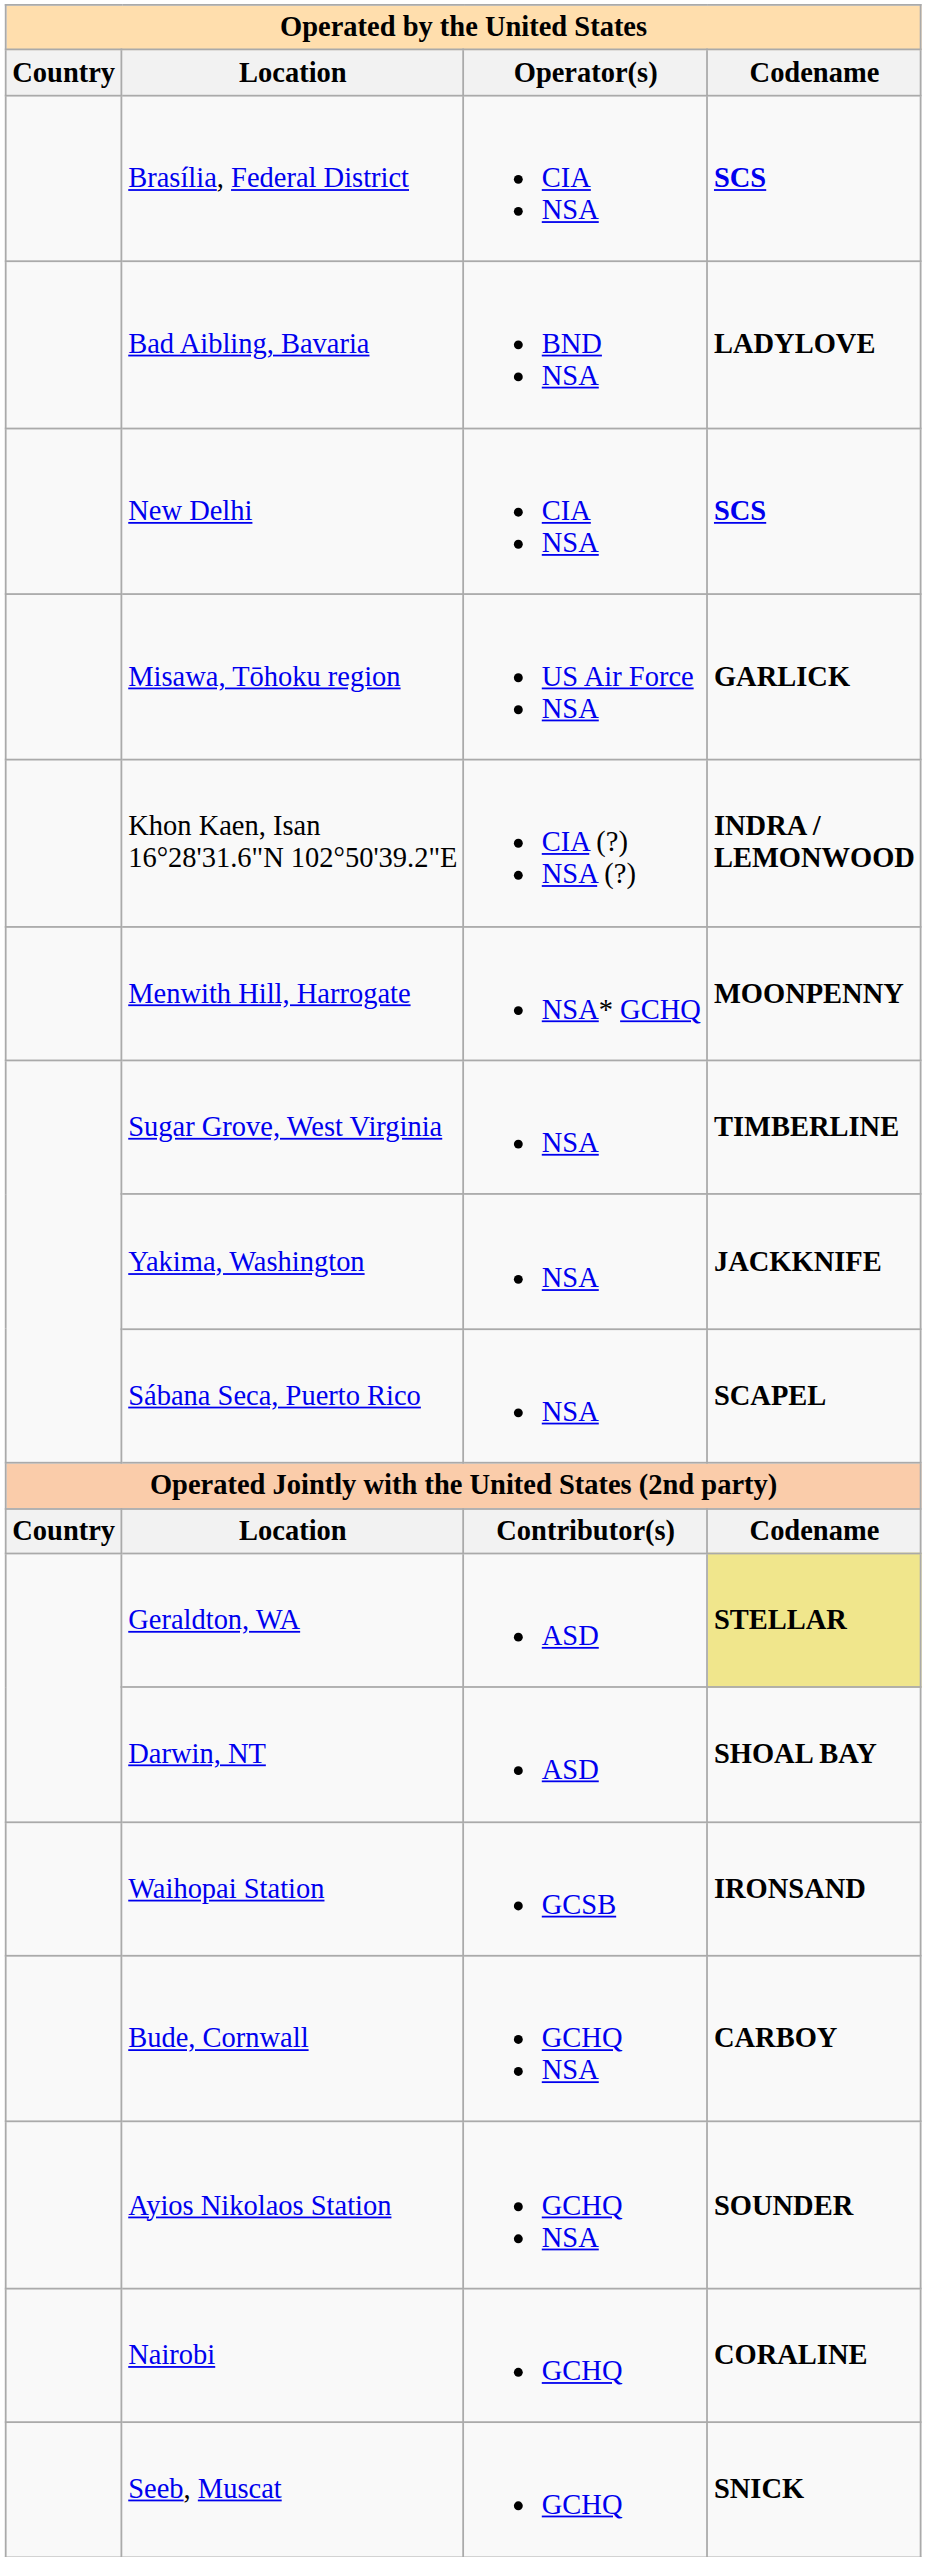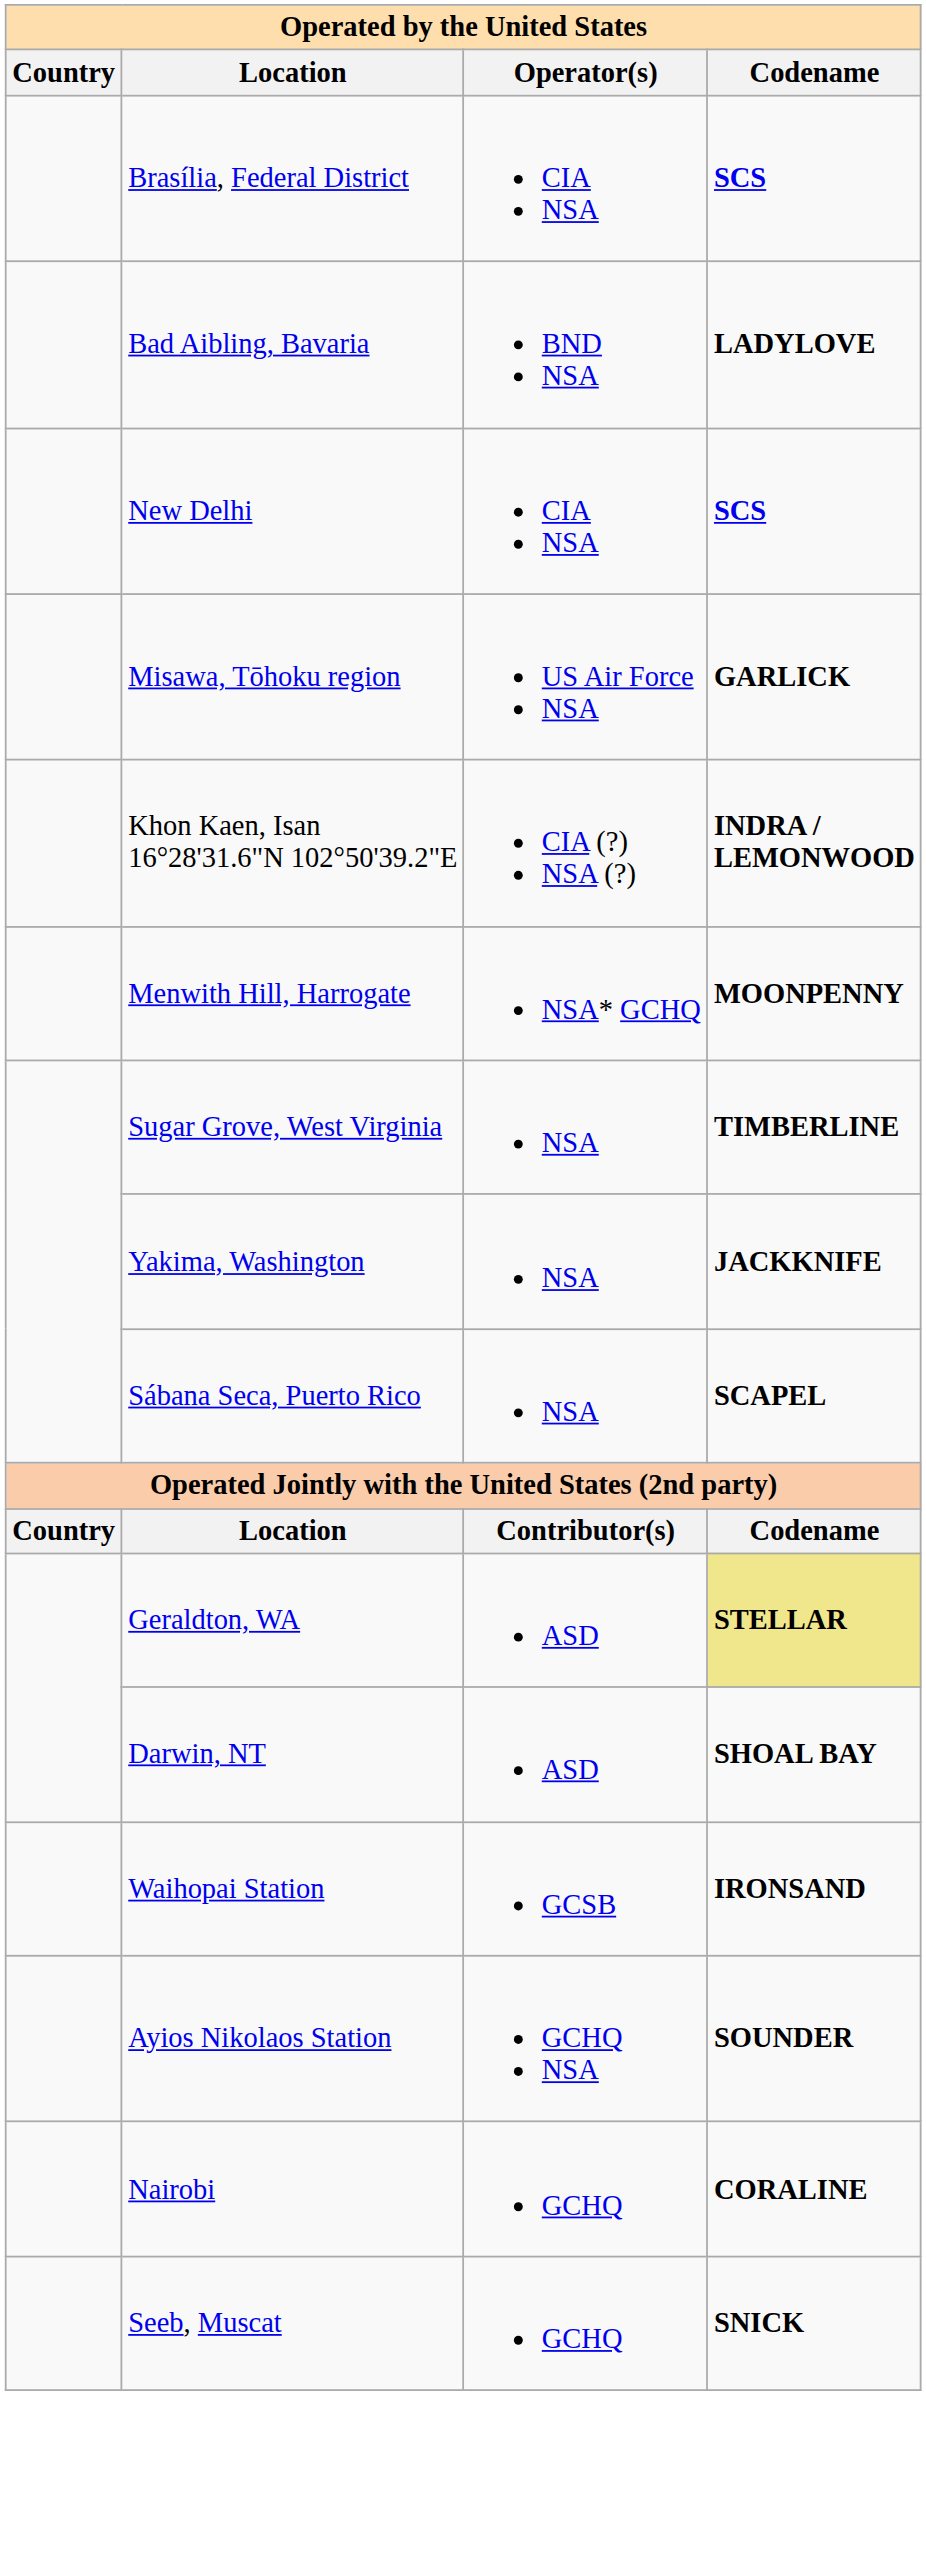- row: (218, 2038)
